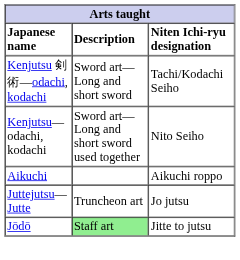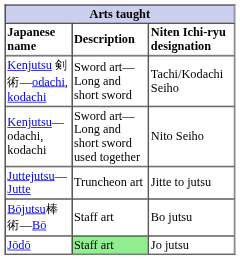- row: (27, 175)
(170, 201) Jo jutsu -> (181, 182) Jitte to jutsu
+ row: (33, 217)
(181, 226) Jitte to jutsu -> (170, 245) Jo jutsu
